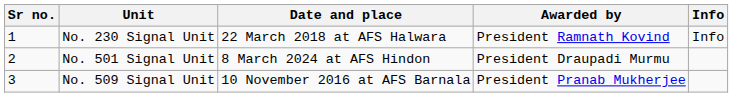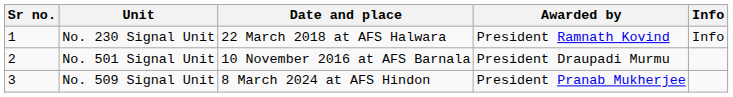(326, 59) 8 March 2024 at AFS Hindon -> (346, 59) 10 November 2016 at AFS Barnala
(346, 81) 10 November 2016 at AFS Barnala -> (326, 81) 8 March 2024 at AFS Hindon
